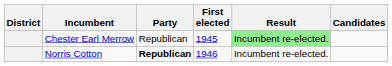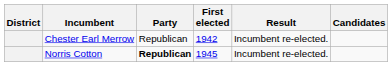(207, 38) 1945 -> (207, 38) 1942
(281, 38) lightgreen background -> (281, 38) no background
(207, 54) 1946 -> (207, 54) 1945
